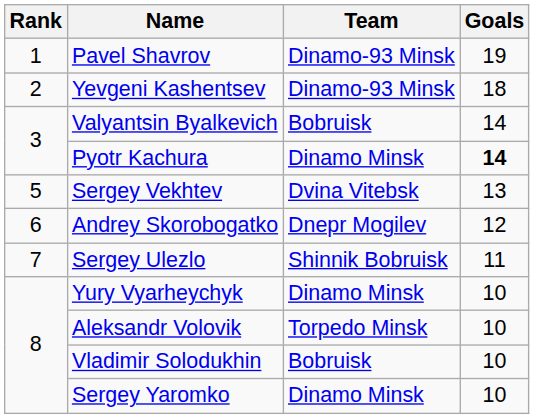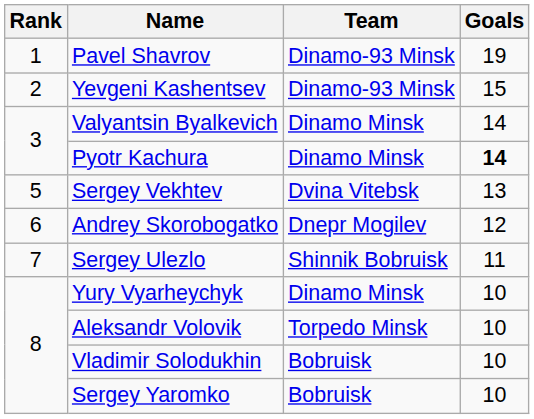(494, 89) 18 -> (494, 89) 15
(330, 123) Bobruisk -> (356, 123) Dinamo Minsk
(356, 395) Dinamo Minsk -> (330, 395) Bobruisk
